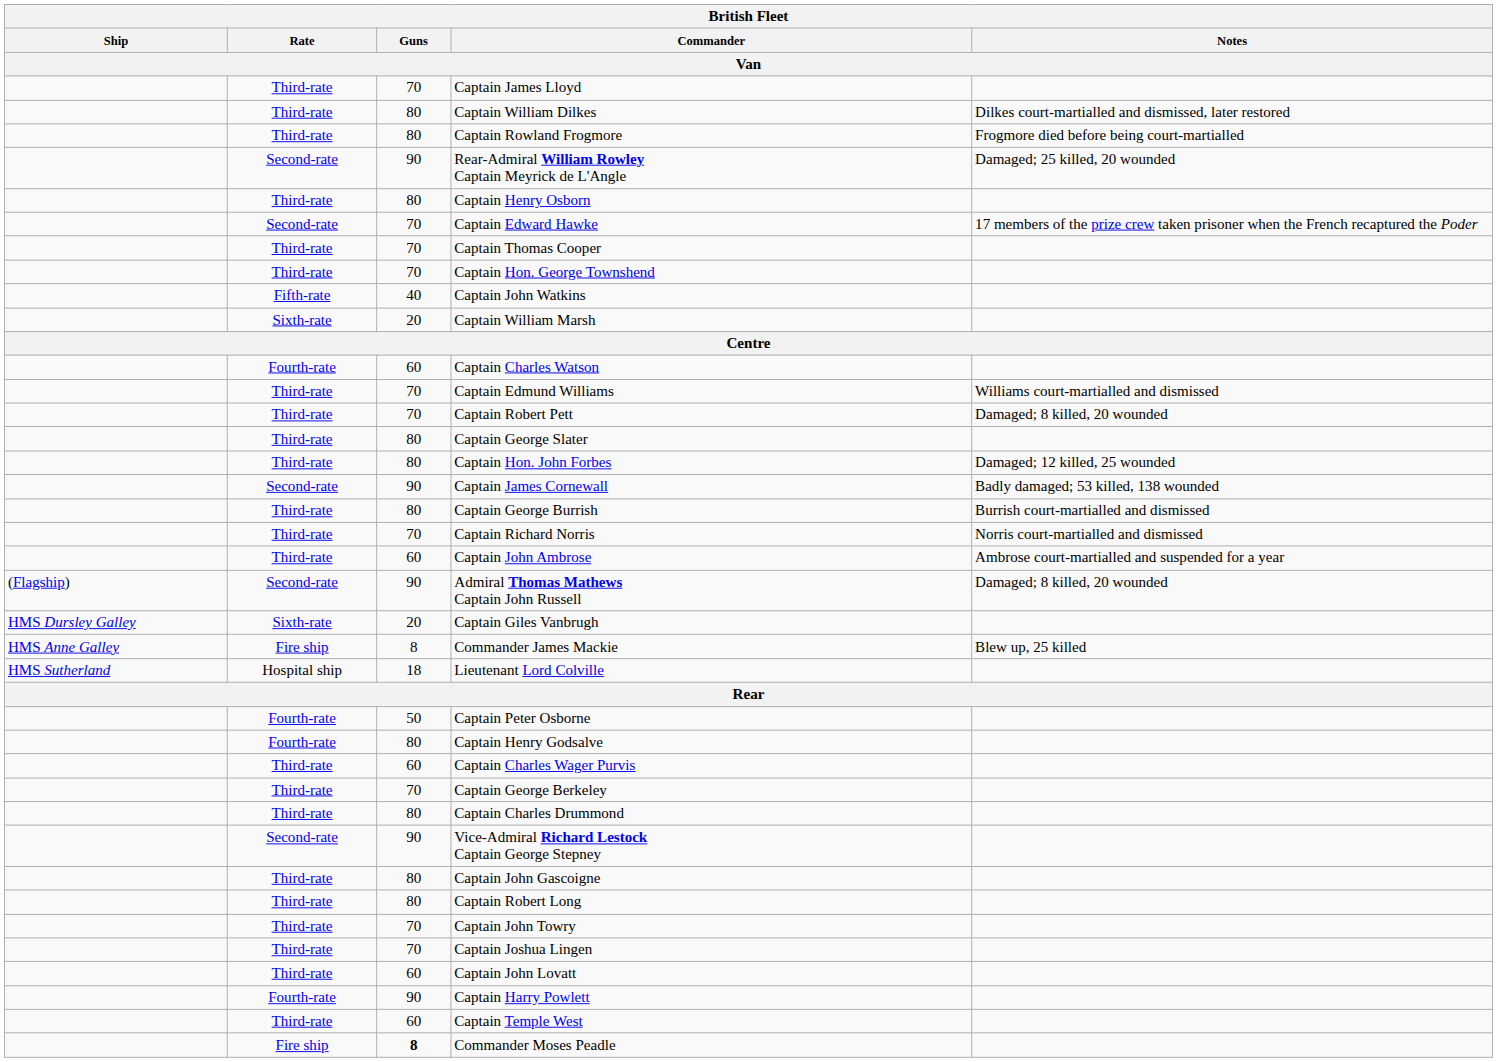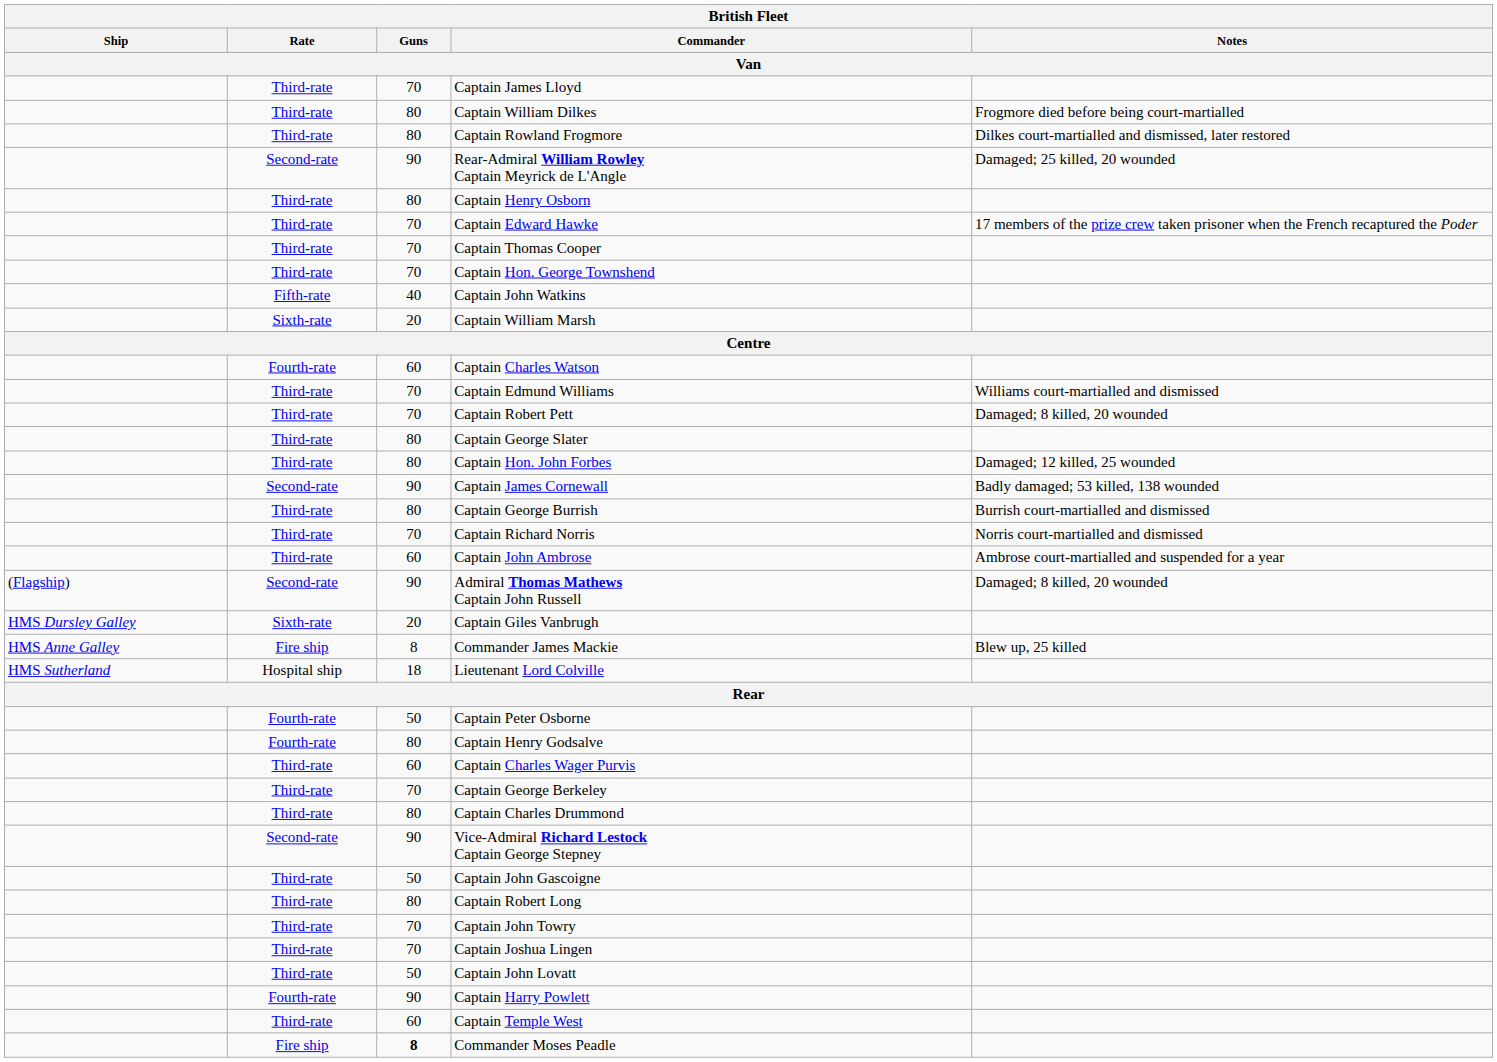(1133, 111) Dilkes court-martialled and dismissed, later restored -> (1110, 111) Frogmore died before being court-martialled
(1110, 135) Frogmore died before being court-martialled -> (1133, 135) Dilkes court-martialled and dismissed, later restored
(302, 224) Second-rate -> (302, 224) Third-rate
(414, 878) 80 -> (414, 878) 50
(414, 973) 60 -> (414, 973) 50
